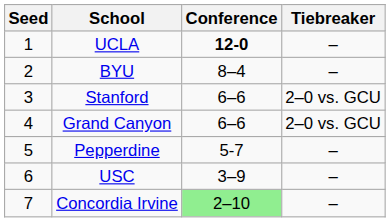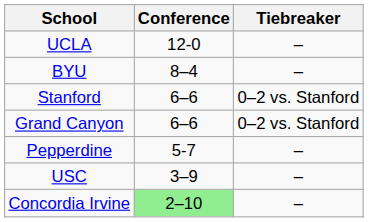- column: (28, 18)
(232, 44) bold -> (184, 44) normal
(333, 97) 2–0 vs. GCU -> (298, 97) 0–2 vs. Stanford
(333, 124) 2–0 vs. GCU -> (298, 124) 0–2 vs. Stanford
